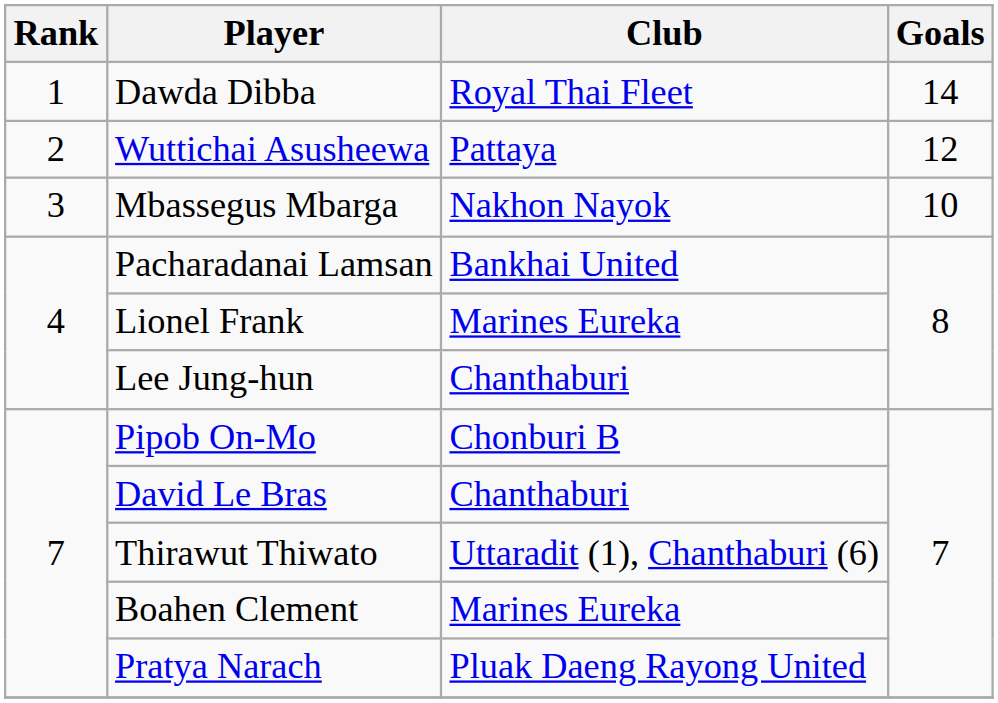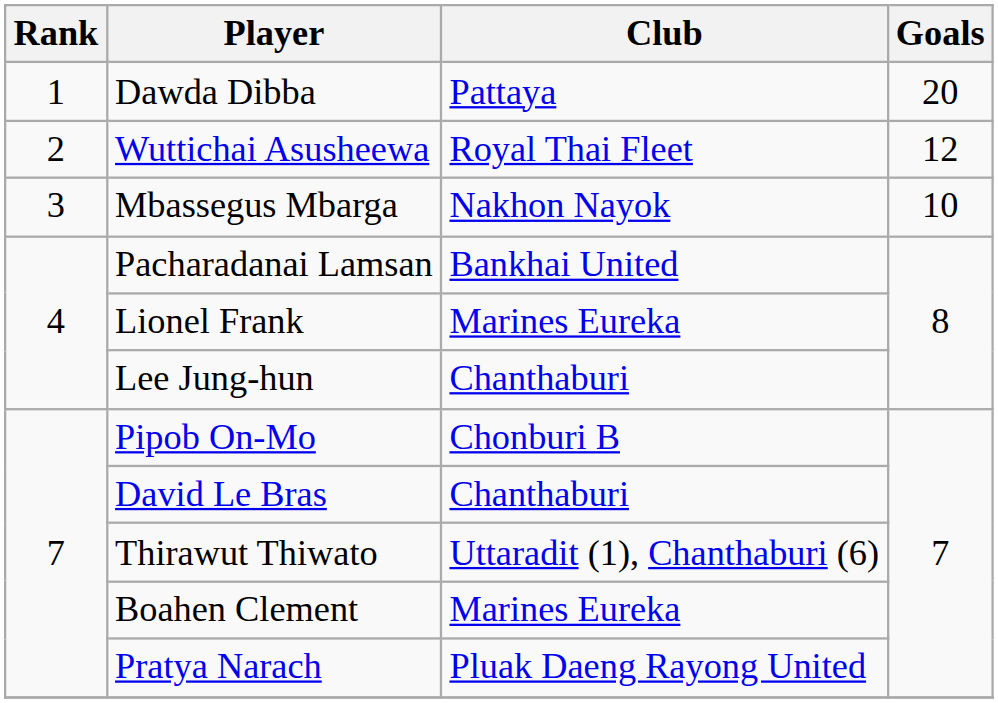(571, 90) Royal Thai Fleet -> (503, 90) Pattaya
(940, 90) 14 -> (940, 90) 20
(503, 148) Pattaya -> (571, 148) Royal Thai Fleet
